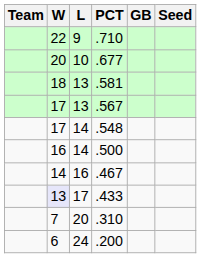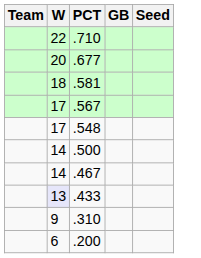- column: (81, 15)
(58, 151) 16 -> (58, 151) 14
(54, 219) 7 -> (54, 219) 9
